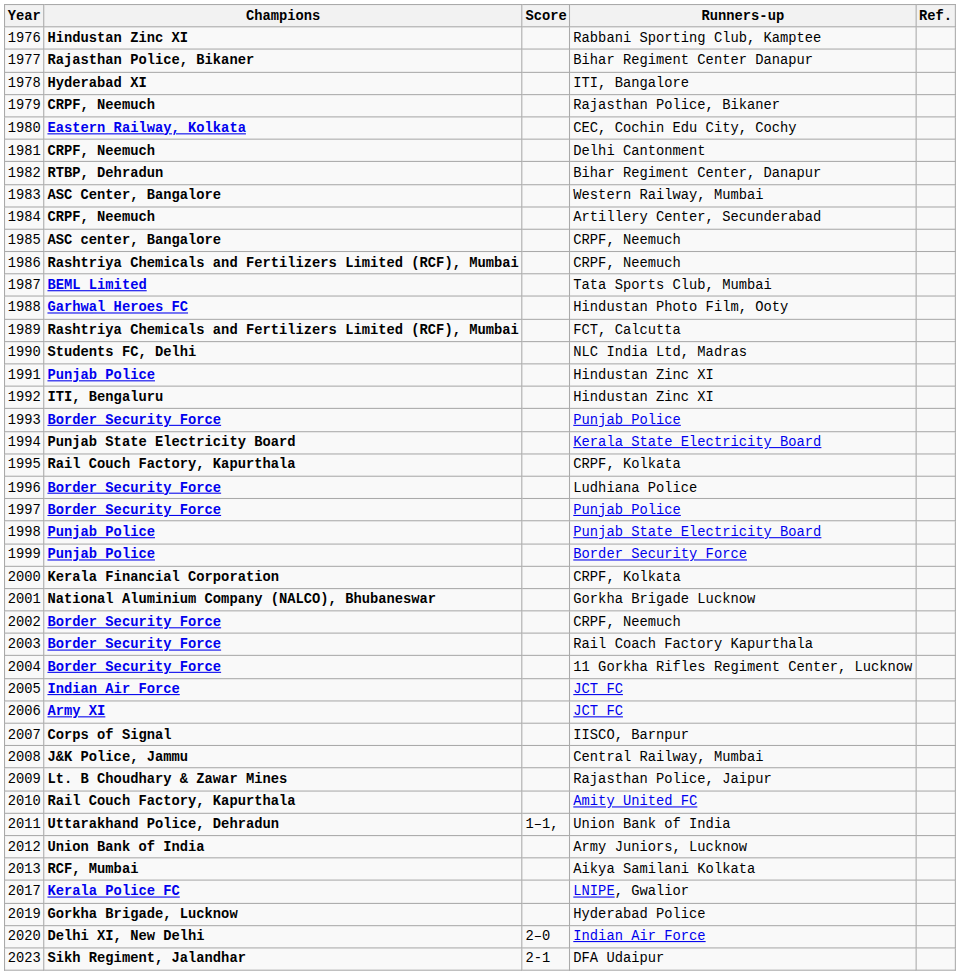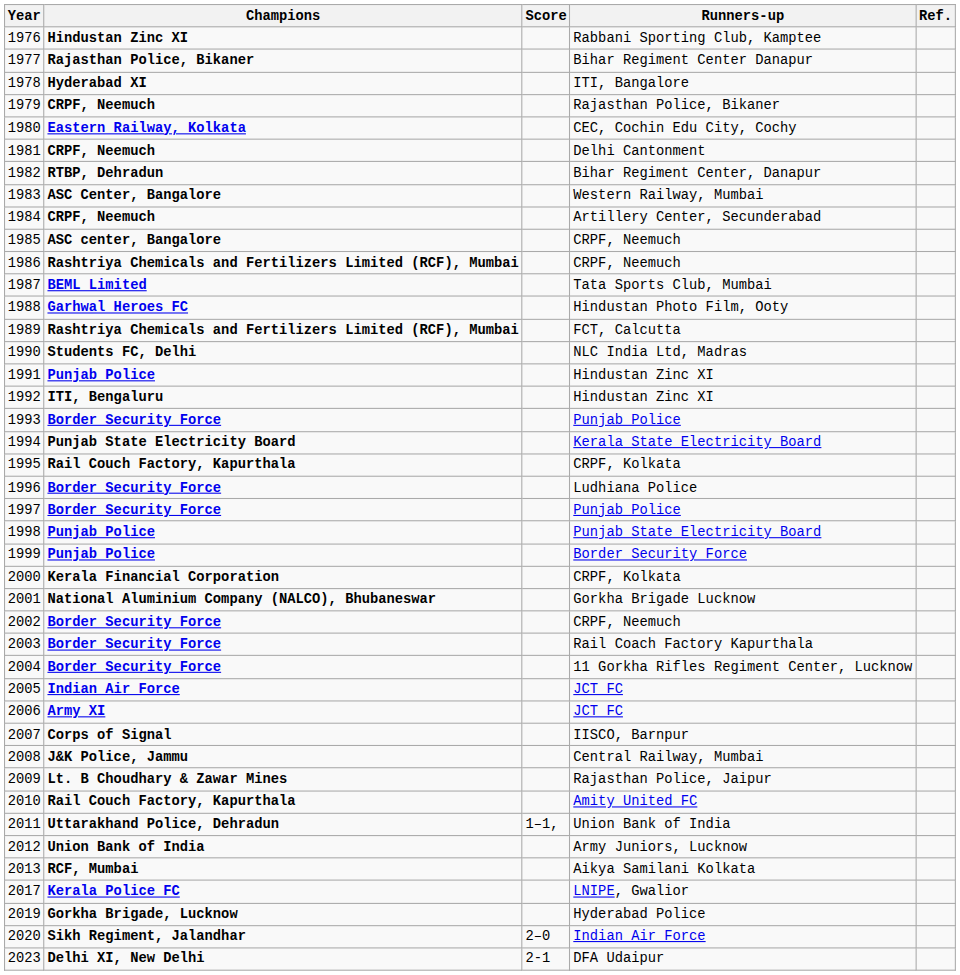(126, 937) Delhi XI, New Delhi -> (147, 937) Sikh Regiment, Jalandhar
(147, 959) Sikh Regiment, Jalandhar -> (126, 959) Delhi XI, New Delhi
